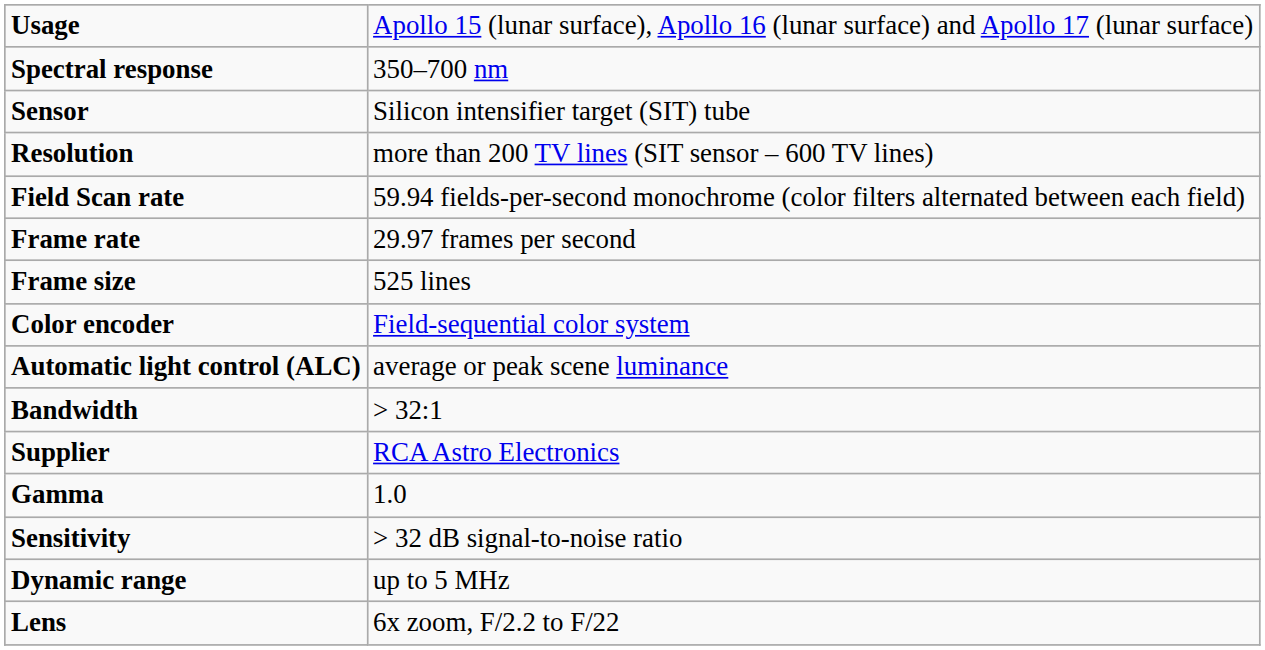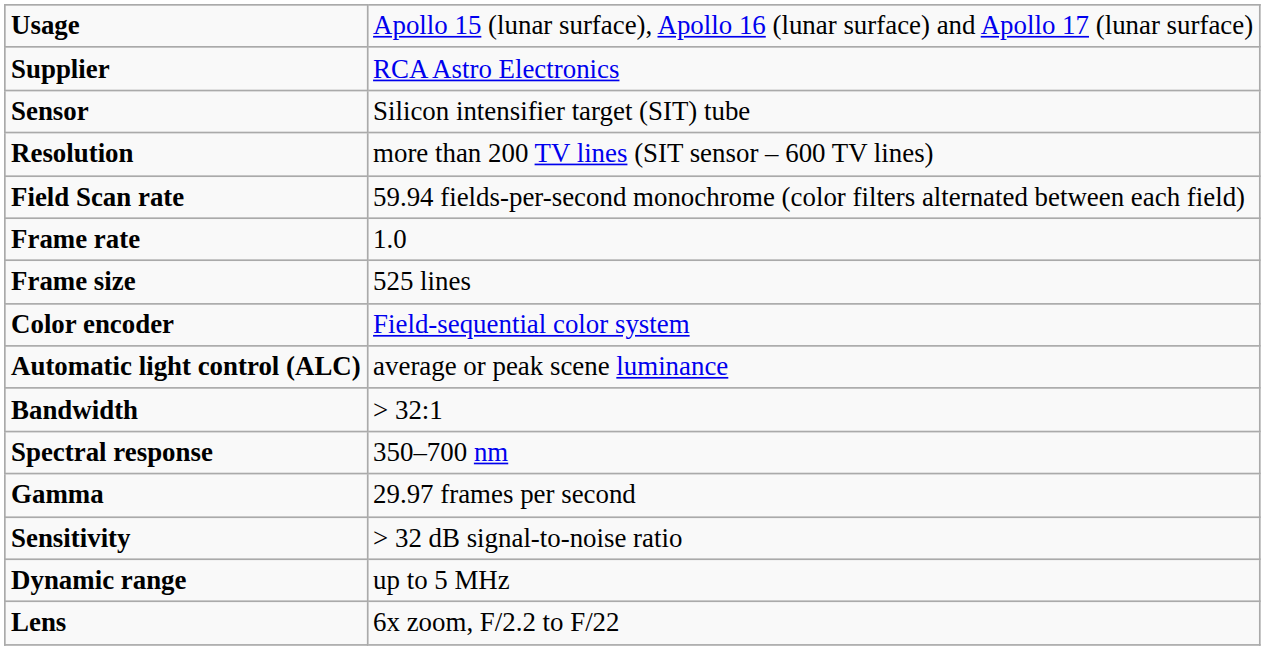rows swapped: (60, 452) <-> (112, 68)
(504, 238) 29.97 frames per second -> (390, 238) 1.0
(390, 494) 1.0 -> (504, 494) 29.97 frames per second
